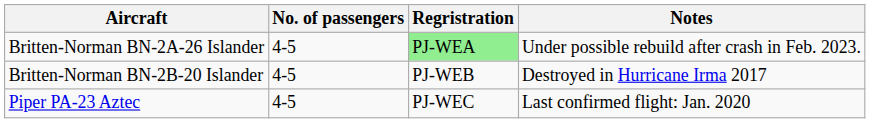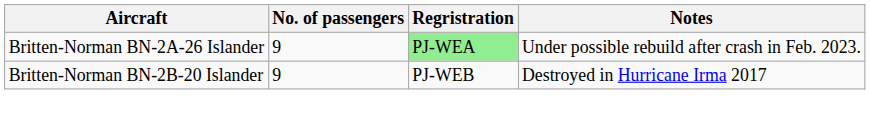(284, 46) 4-5 -> (277, 46) 9
(284, 74) 4-5 -> (277, 74) 9
- row: (74, 103)
